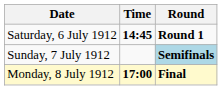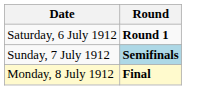- column: (137, 14)
